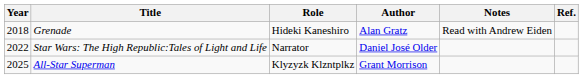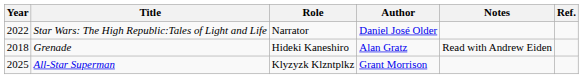rows swapped: (52, 30) <-> (150, 47)
